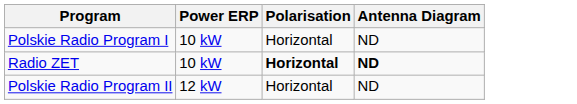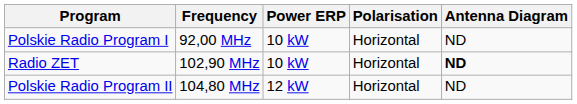+ column: (219, 16)
(302, 63) bold -> (386, 63) normal
